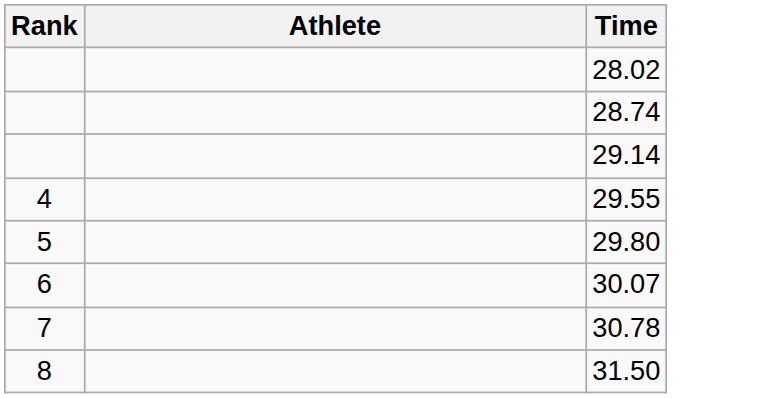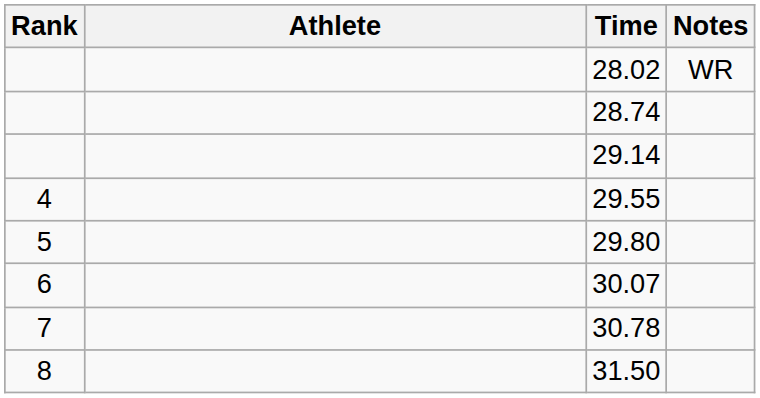+ column: (711, 26)
